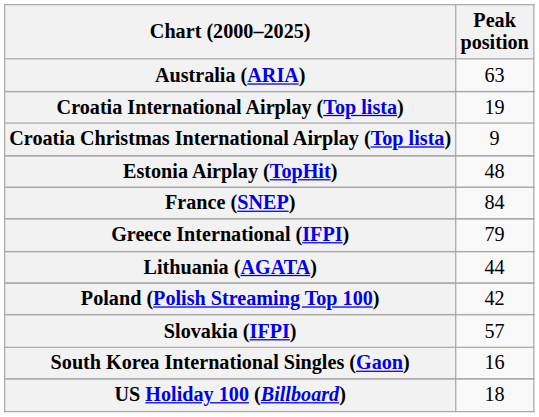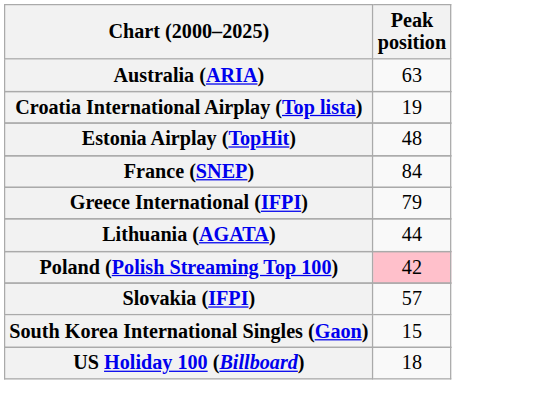- row: (230, 139)
(495, 298) no background -> (412, 266) pink background
(495, 362) 16 -> (412, 330) 15
